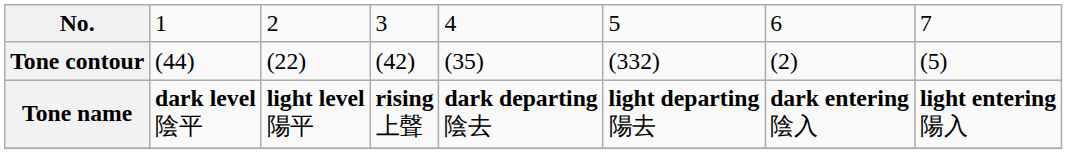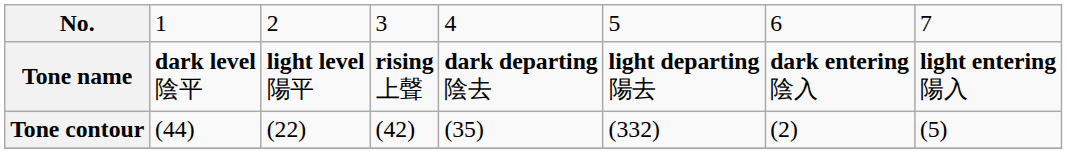rows swapped: (77, 113) <-> (77, 60)
